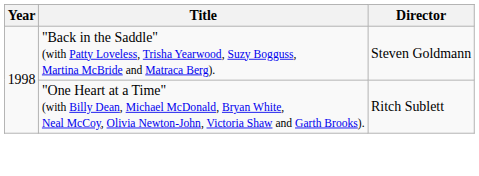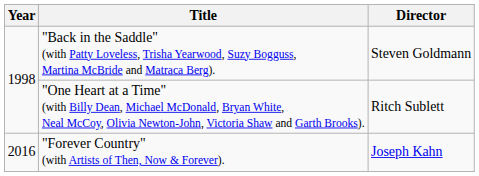+ row: (133, 152)
